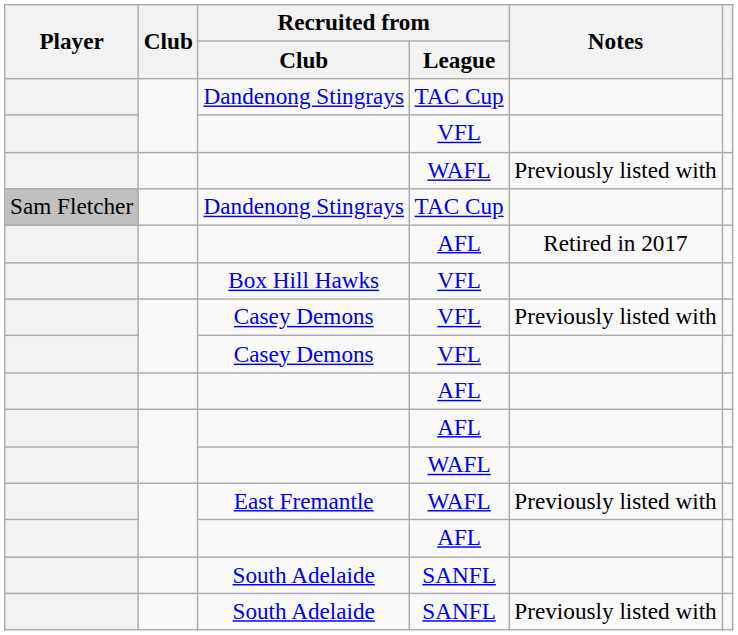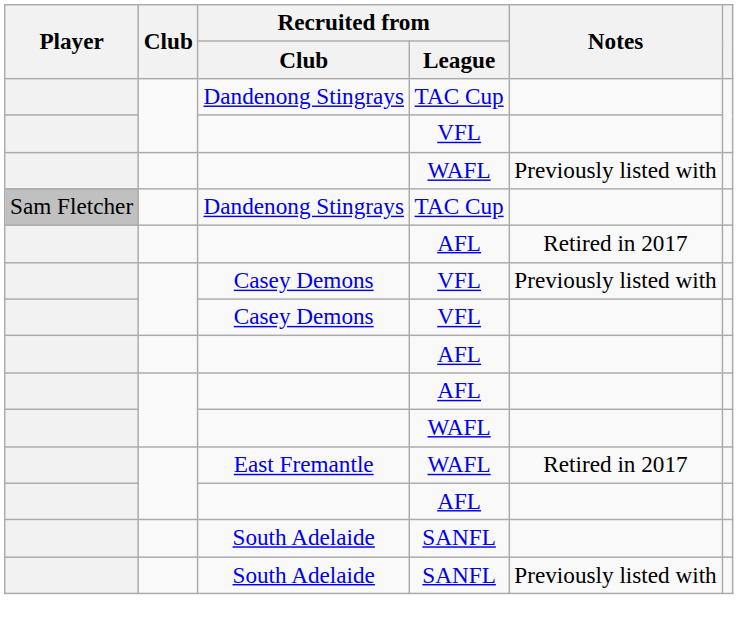- row: (304, 280)
(616, 501) Previously listed with -> (616, 464) Retired in 2017
